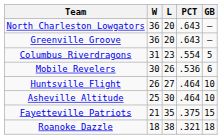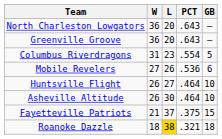(154, 69) 30 -> (154, 69) 27
(154, 98) 25 -> (154, 98) 26
(169, 112) 35 -> (169, 112) 37
(169, 127) no background -> (169, 127) gold background
